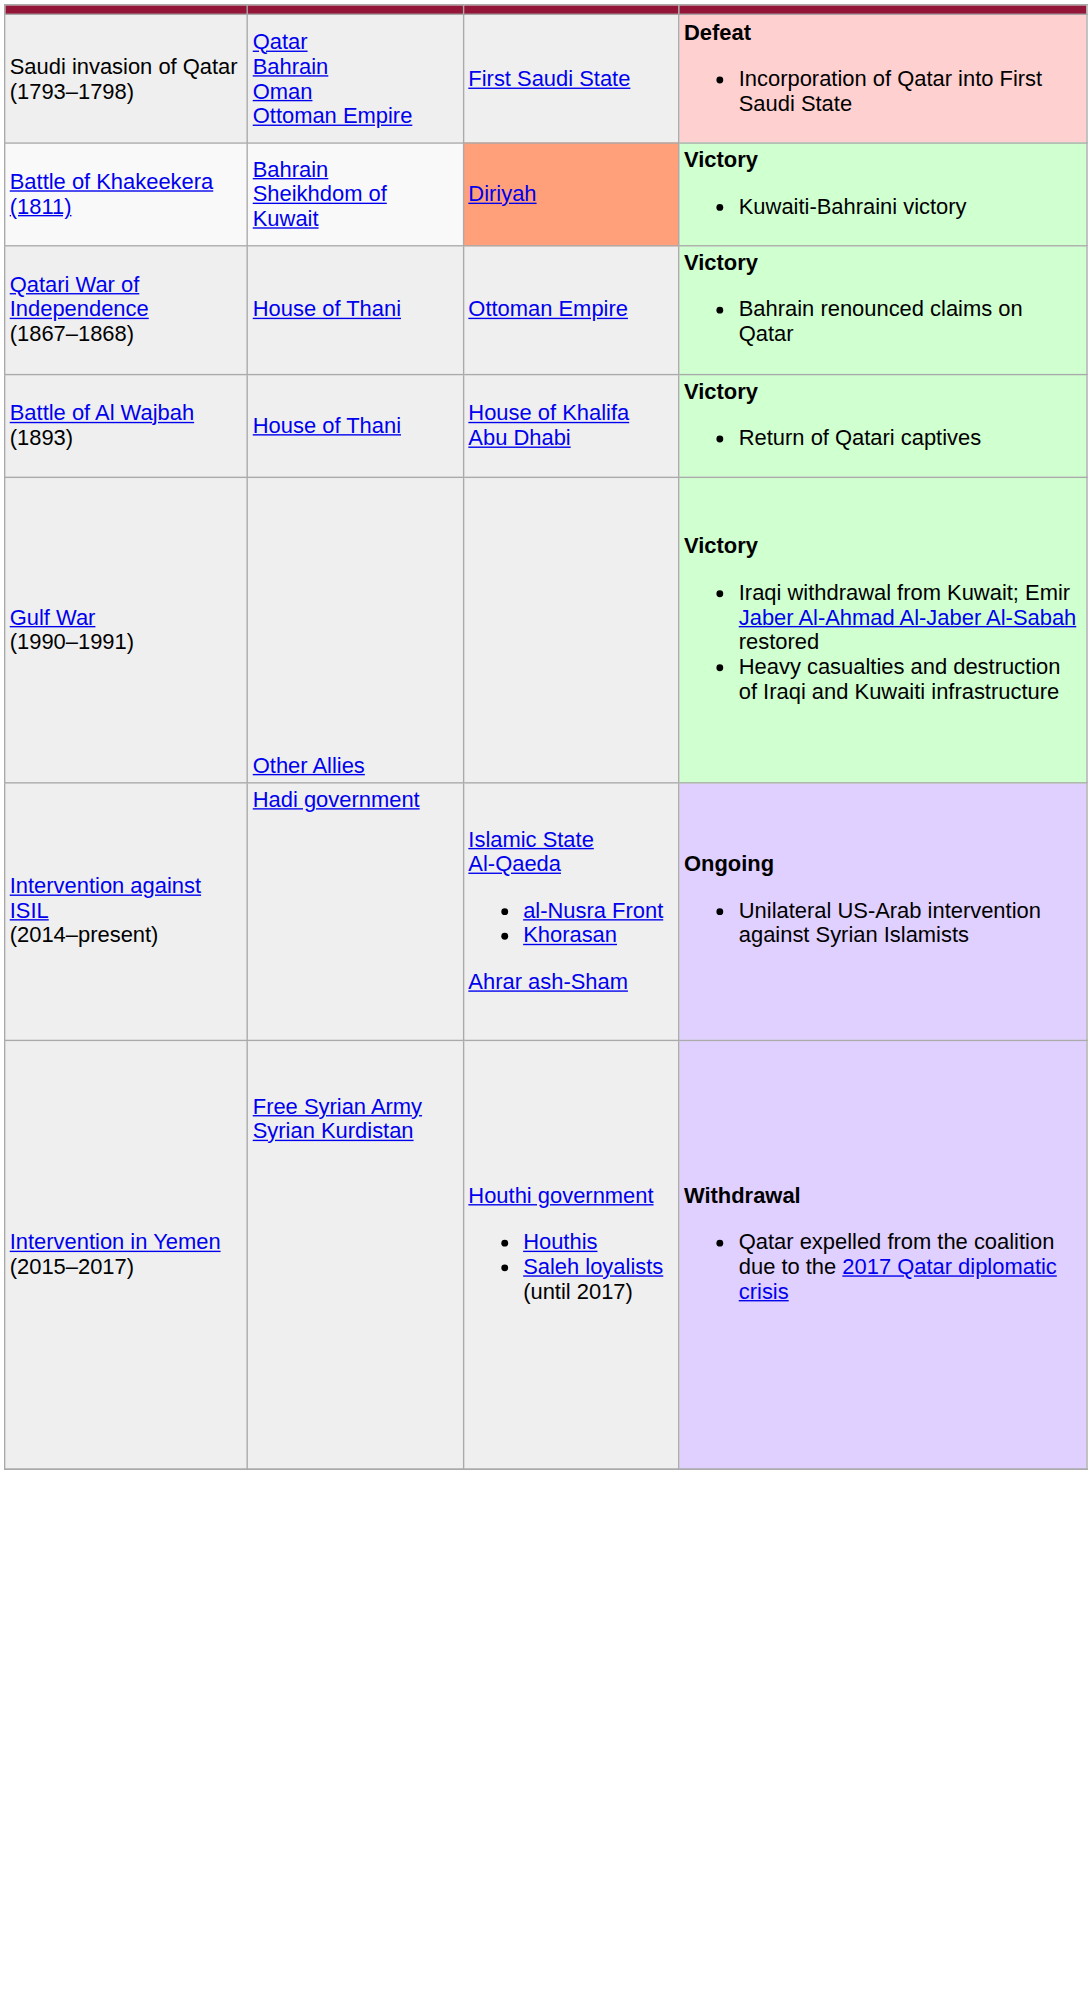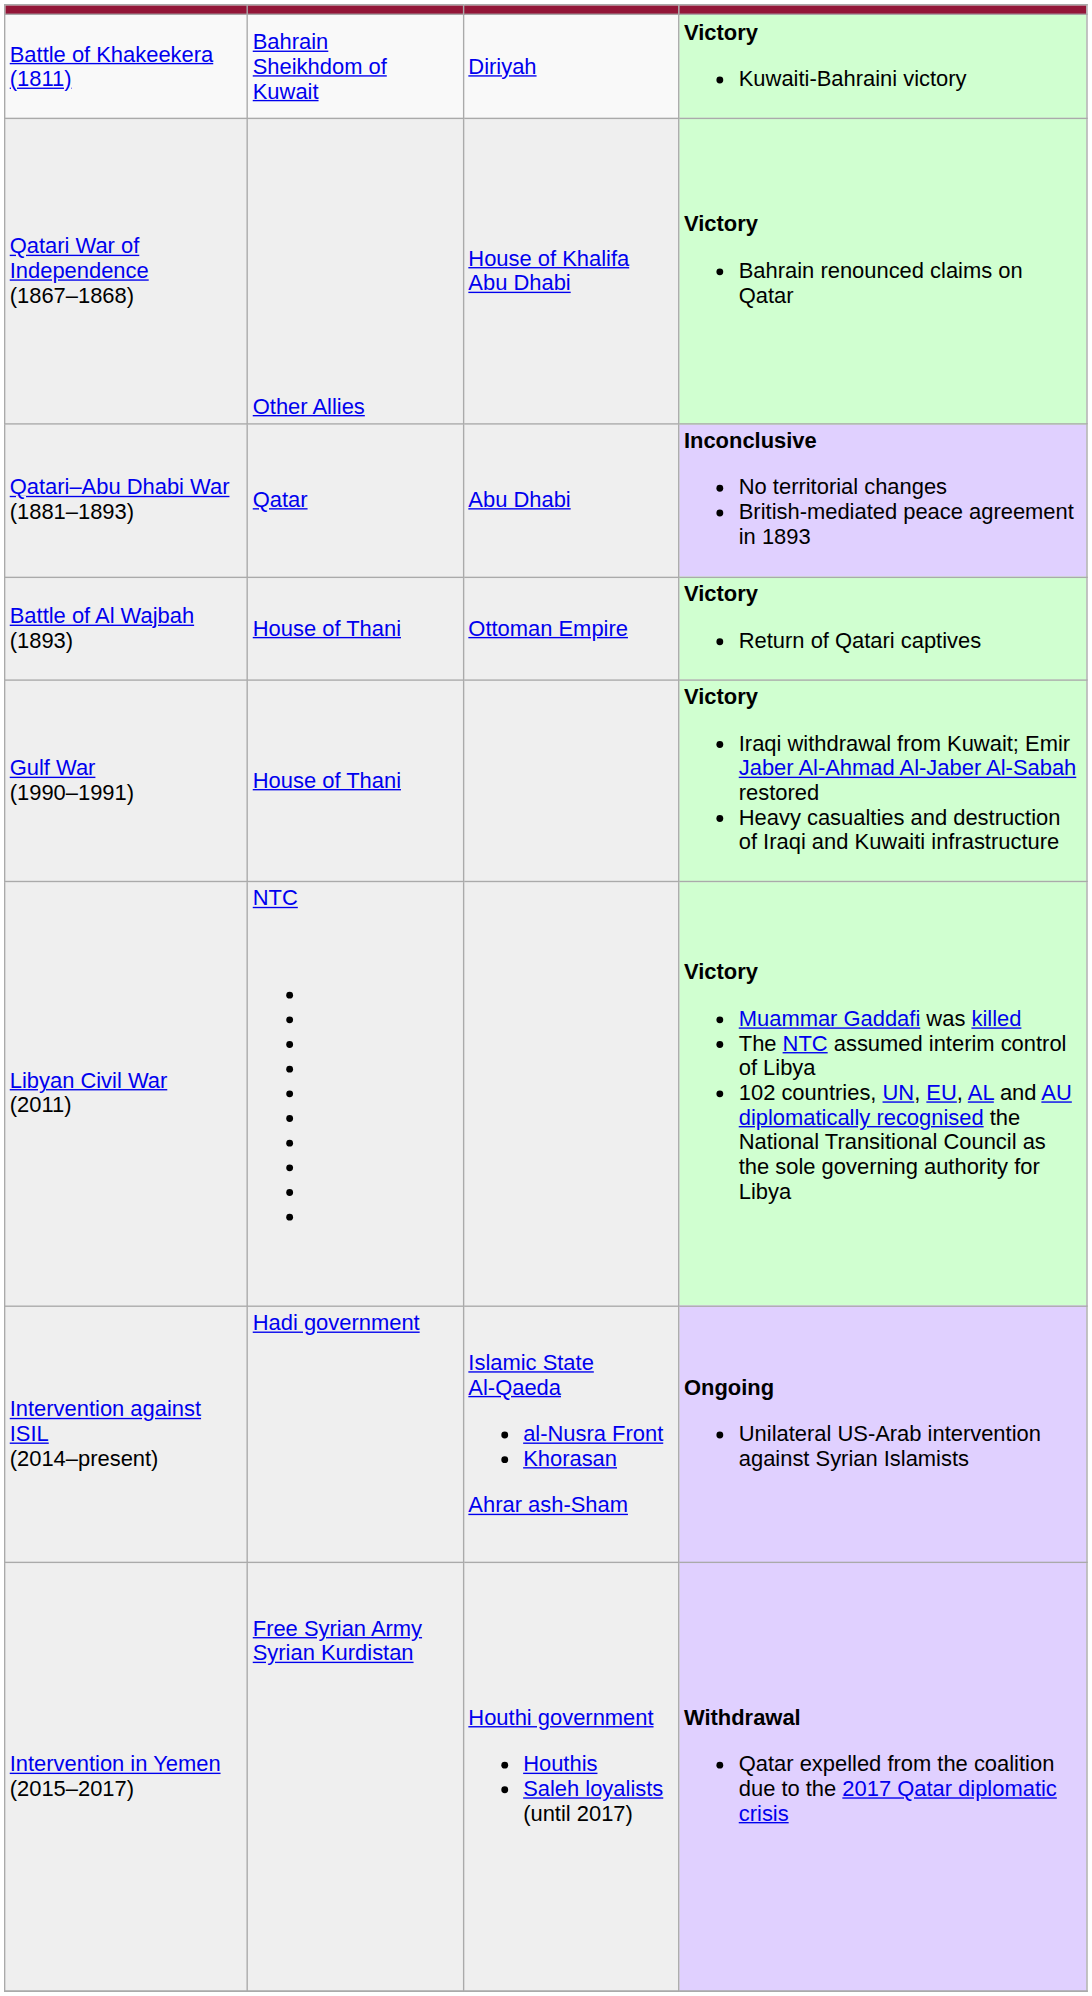- row: (124, 78)
(502, 194) lightsalmon background -> (502, 66) no background
(327, 309) House of Thani -> (309, 406) Other Allies
(548, 309) Ottoman Empire -> (549, 270) House of Khalifa Abu Dhabi
+ row: (120, 500)
(549, 425) House of Khalifa Abu Dhabi -> (548, 628) Ottoman Empire
(309, 765) Other Allies -> (327, 780) House of Thani
+ row: (89, 1093)
